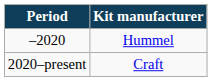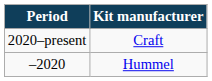rows swapped: (47, 40) <-> (47, 64)
